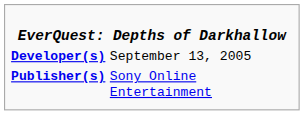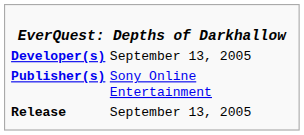+ row: (39, 113)
